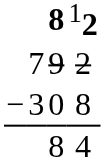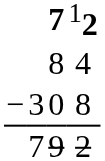(56, 19) 8 -> (56, 19) 7
rows swapped: (83, 64) <-> (83, 146)
